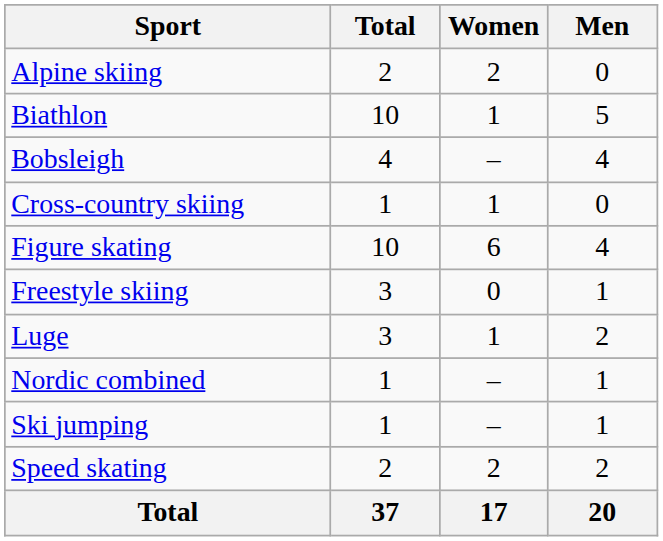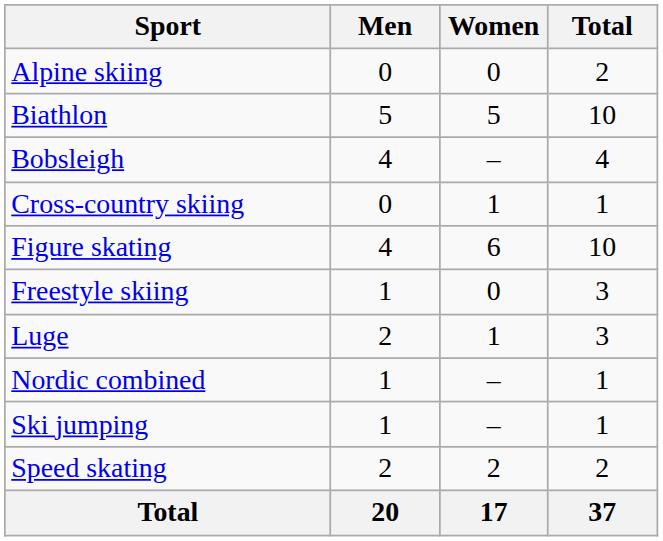columns swapped: (602, 26) <-> (385, 26)
(494, 70) 2 -> (494, 70) 0
(494, 114) 1 -> (494, 114) 5
